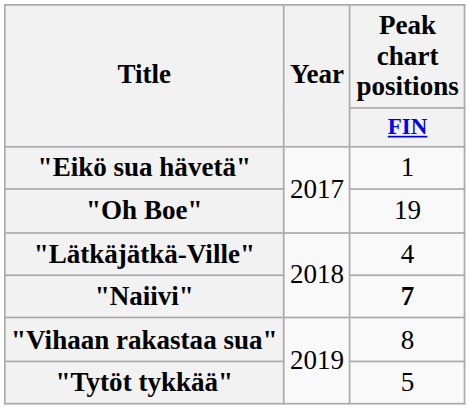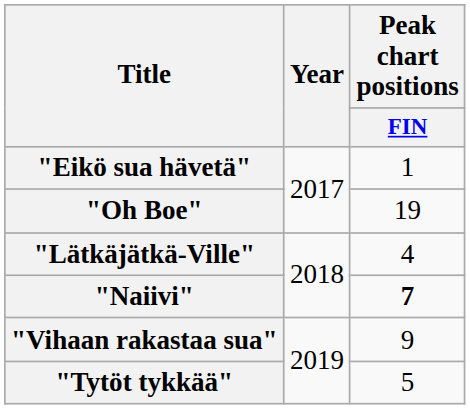(408, 339) 8 -> (408, 339) 9
